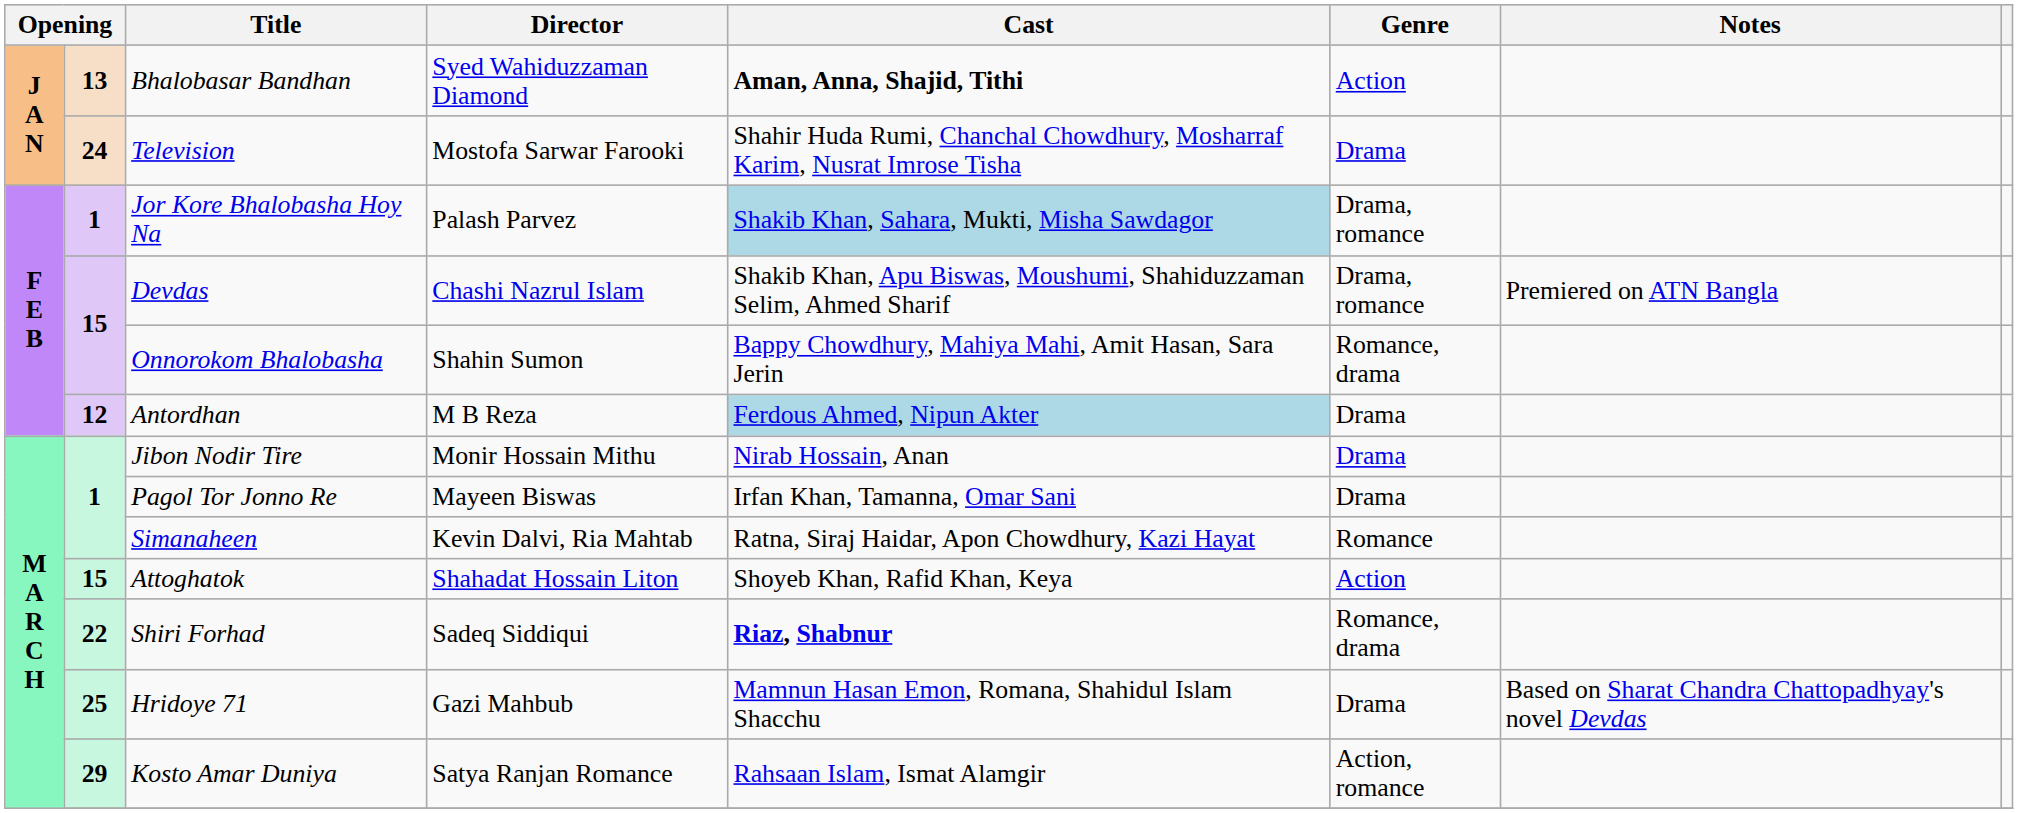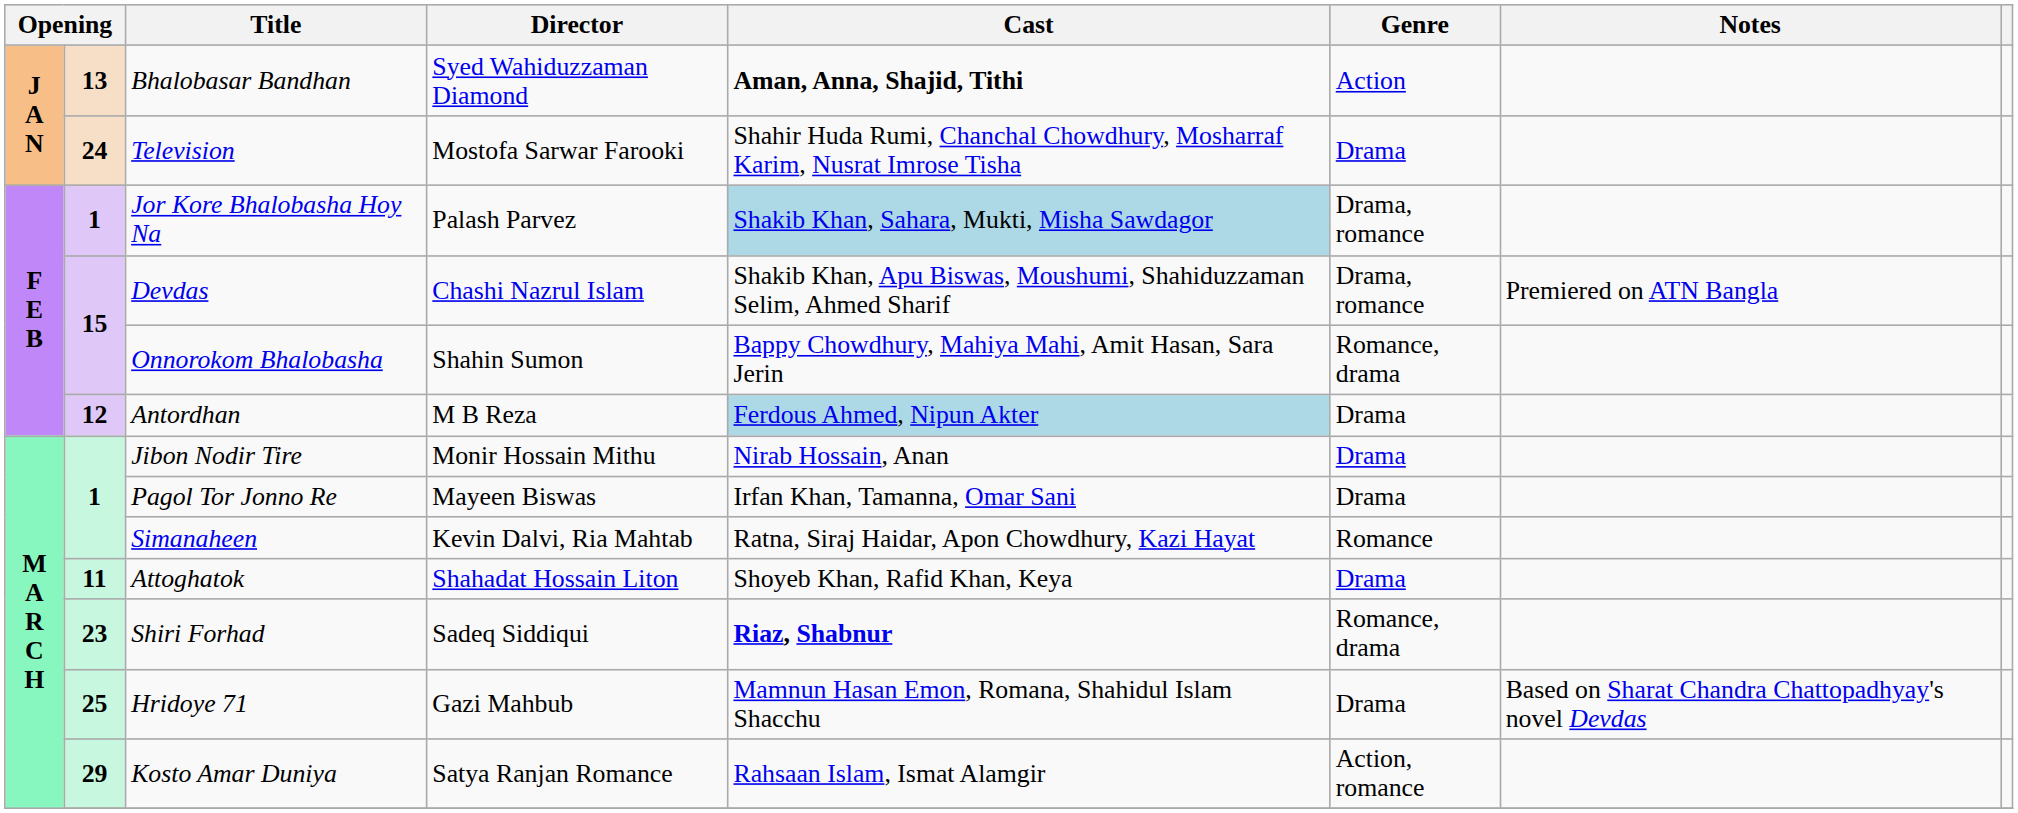(95, 578) 15 -> (95, 578) 11
(1371, 578) Action -> (1371, 578) Drama
(95, 633) 22 -> (95, 633) 23
